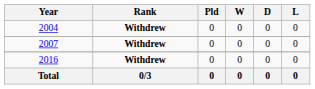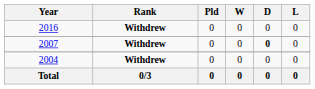rows swapped: (48, 28) <-> (48, 60)
(268, 44) normal -> (268, 44) bold
